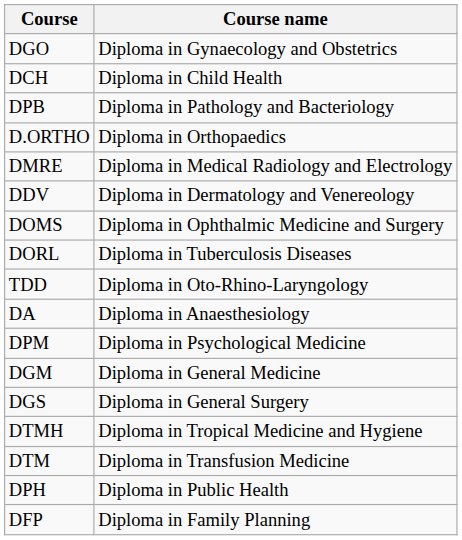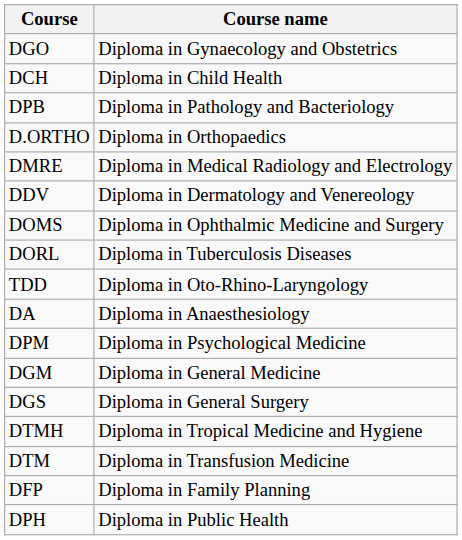rows swapped: (27, 490) <-> (26, 519)
